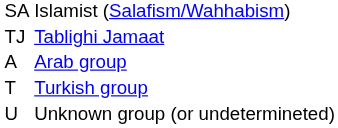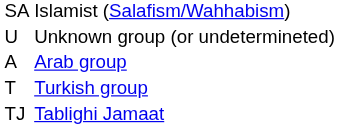rows swapped: (99, 36) <-> (185, 113)
